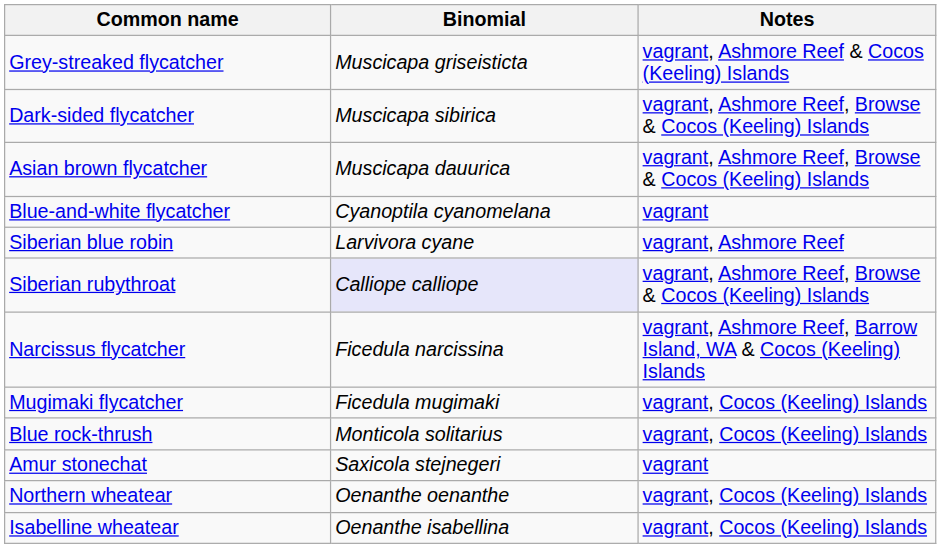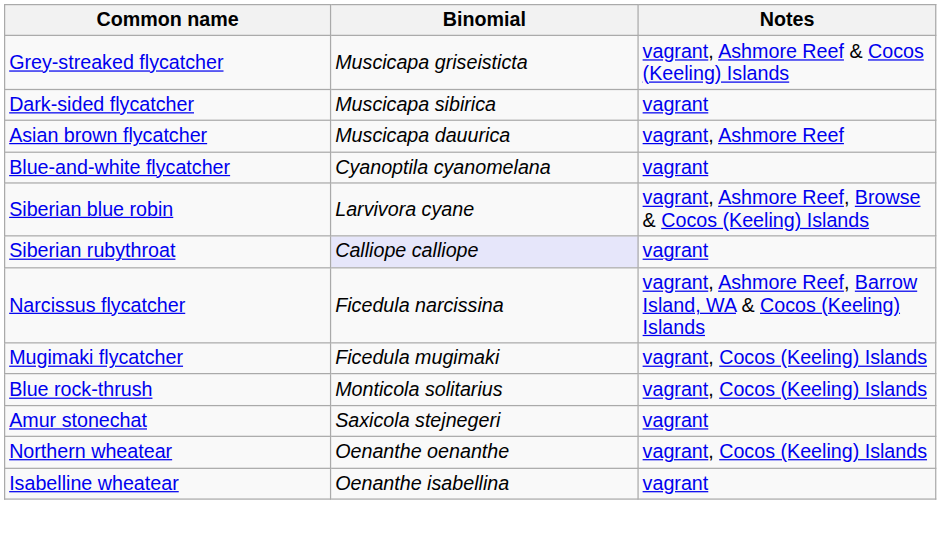(782, 115) vagrant, Ashmore Reef, Browse & Cocos (Keeling) Islands -> (675, 104) vagrant
(782, 169) vagrant, Ashmore Reef, Browse & Cocos (Keeling) Islands -> (743, 135) vagrant, Ashmore Reef
(743, 242) vagrant, Ashmore Reef -> (782, 209) vagrant, Ashmore Reef, Browse & Cocos (Keeling) Islands
(782, 284) vagrant, Ashmore Reef, Browse & Cocos (Keeling) Islands -> (675, 251) vagrant
(785, 527) vagrant, Cocos (Keeling) Islands -> (675, 483) vagrant
